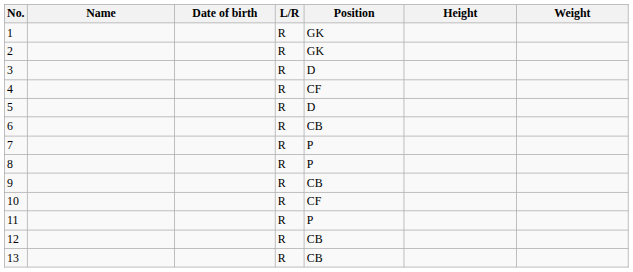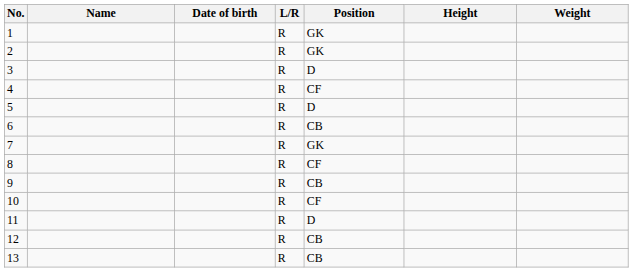(310, 145) P -> (315, 145) GK
(310, 164) P -> (314, 164) CF
(310, 220) P -> (311, 220) D
